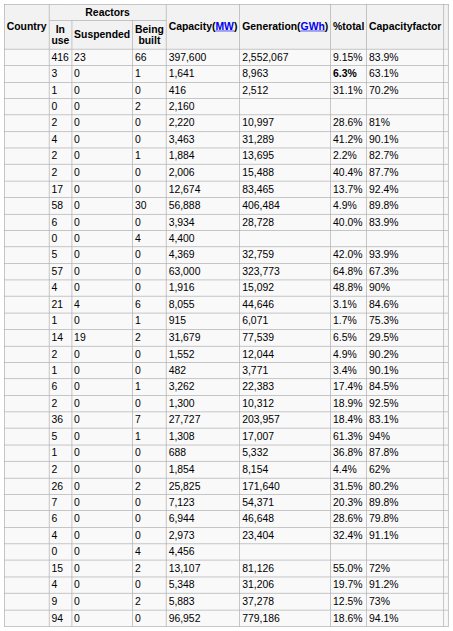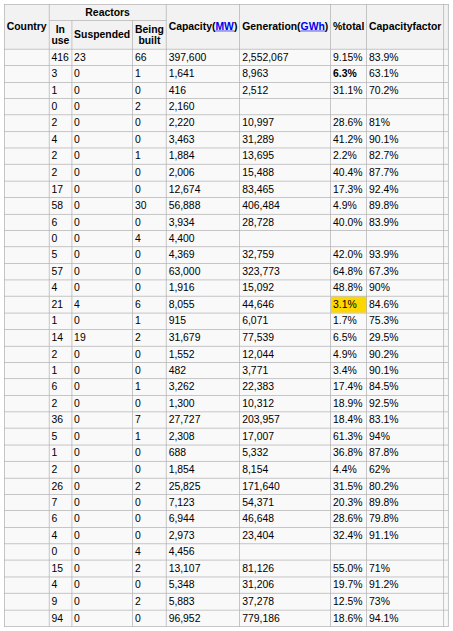(348, 189) 13.7% -> (348, 189) 17.3%
(345, 304) no background -> (345, 304) gold background
(182, 436) 1,308 -> (182, 436) 2,308
(379, 568) 72% -> (379, 568) 71%
